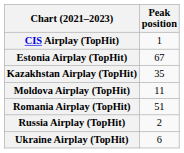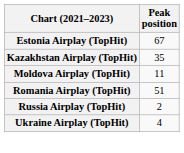- row: (72, 40)
(159, 139) 6 -> (159, 123) 4
